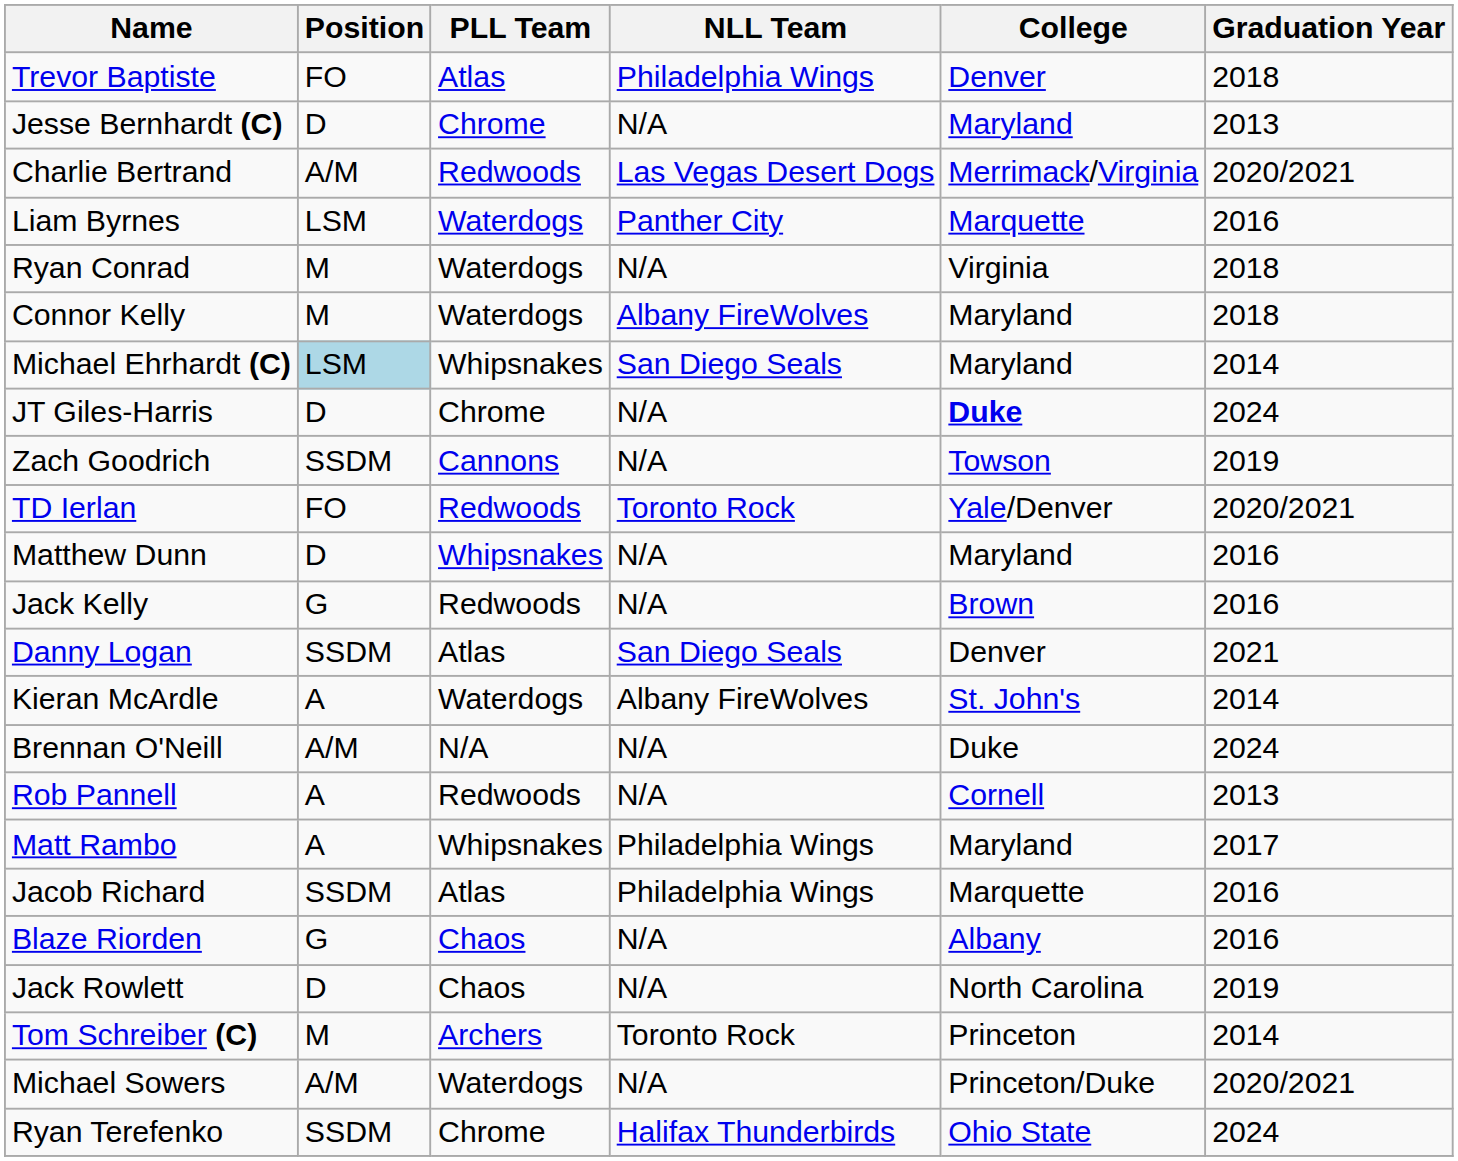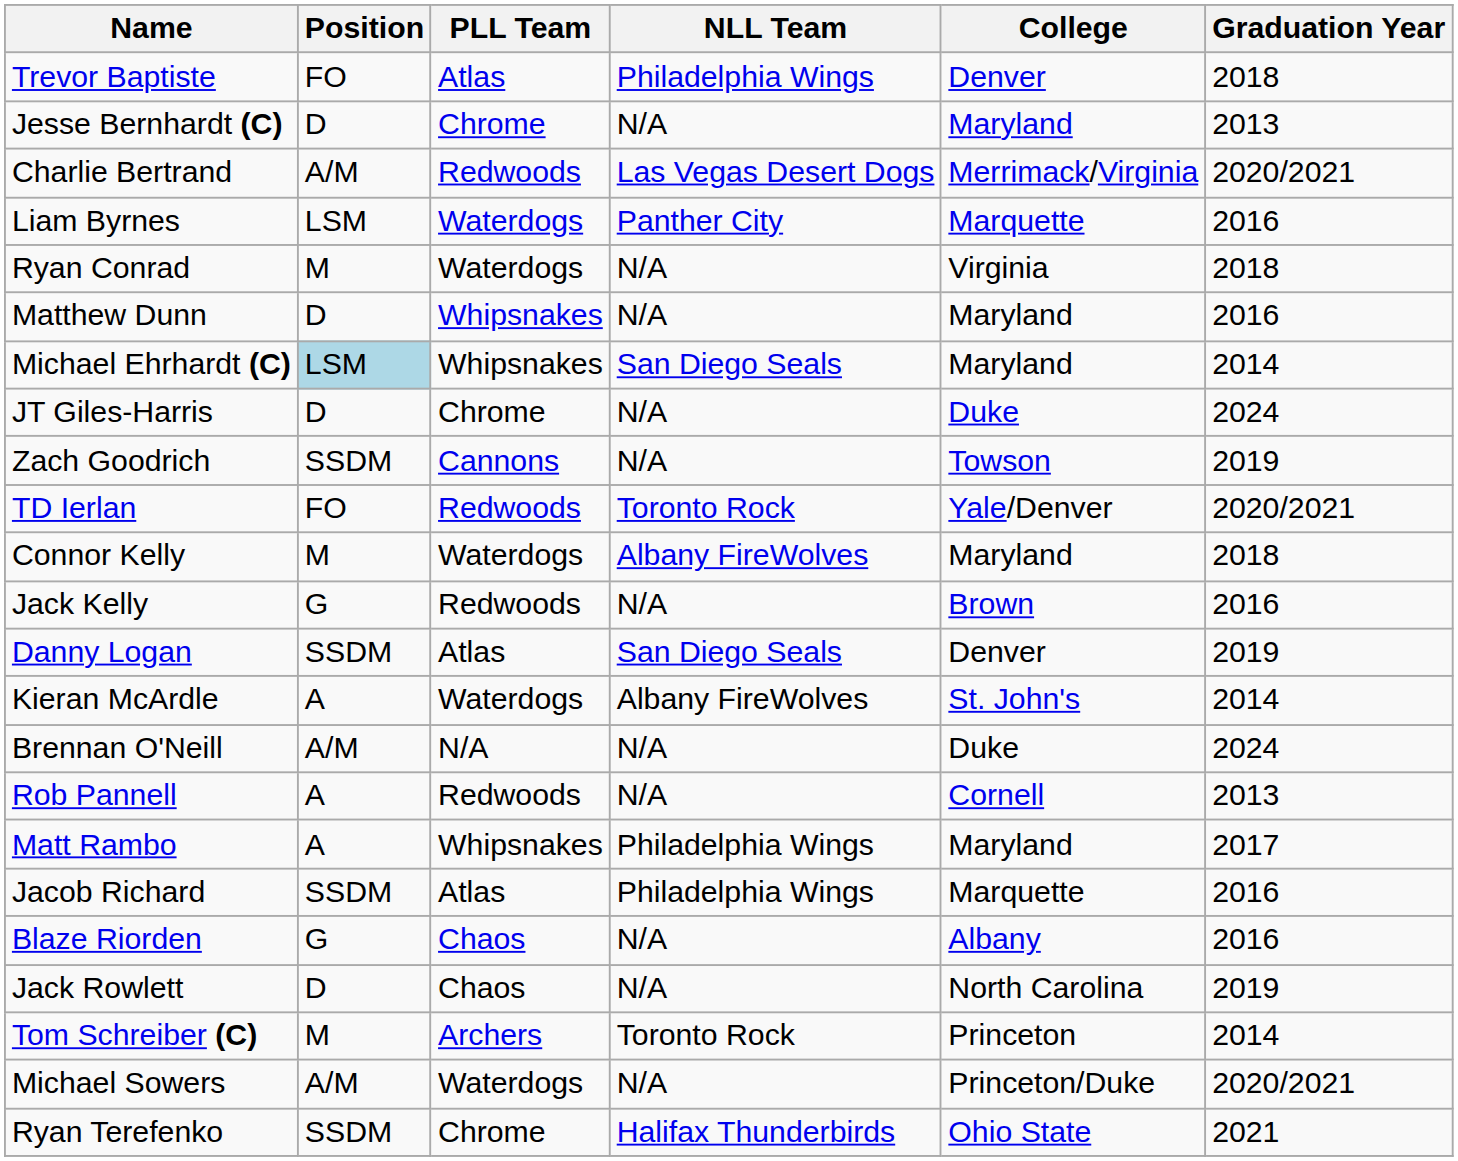rows swapped: (109, 556) <-> (98, 316)
(985, 412) bold -> (984, 412) normal
(1246, 651) 2021 -> (1246, 651) 2019
(1246, 1131) 2024 -> (1246, 1131) 2021
